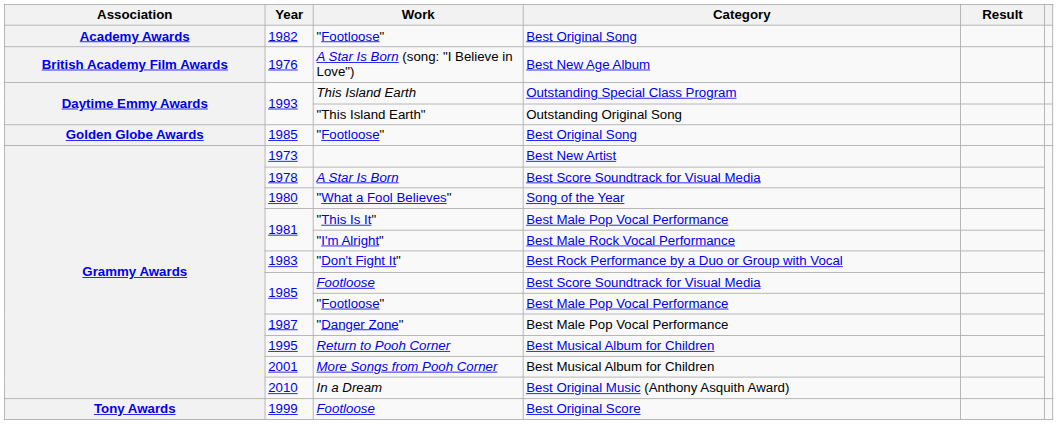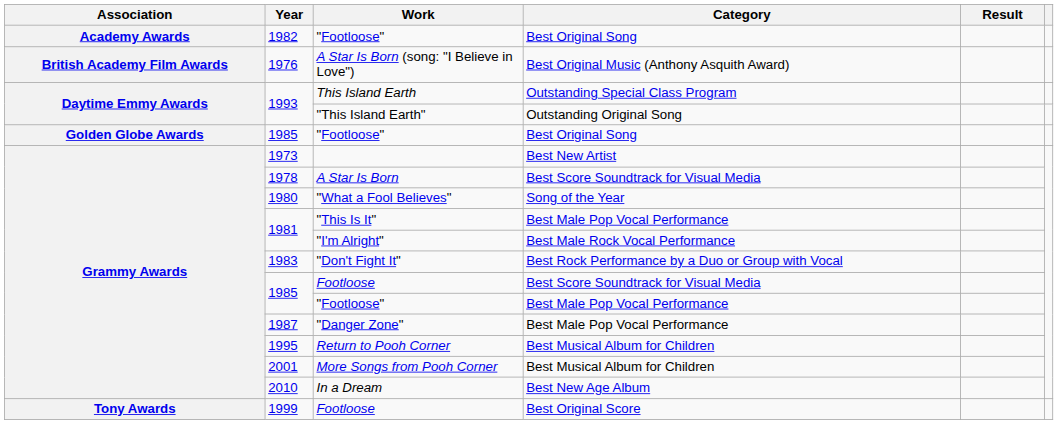(588, 64) Best New Age Album -> (658, 64) Best Original Music (Anthony Asquith Award)
(658, 388) Best Original Music (Anthony Asquith Award) -> (588, 388) Best New Age Album
